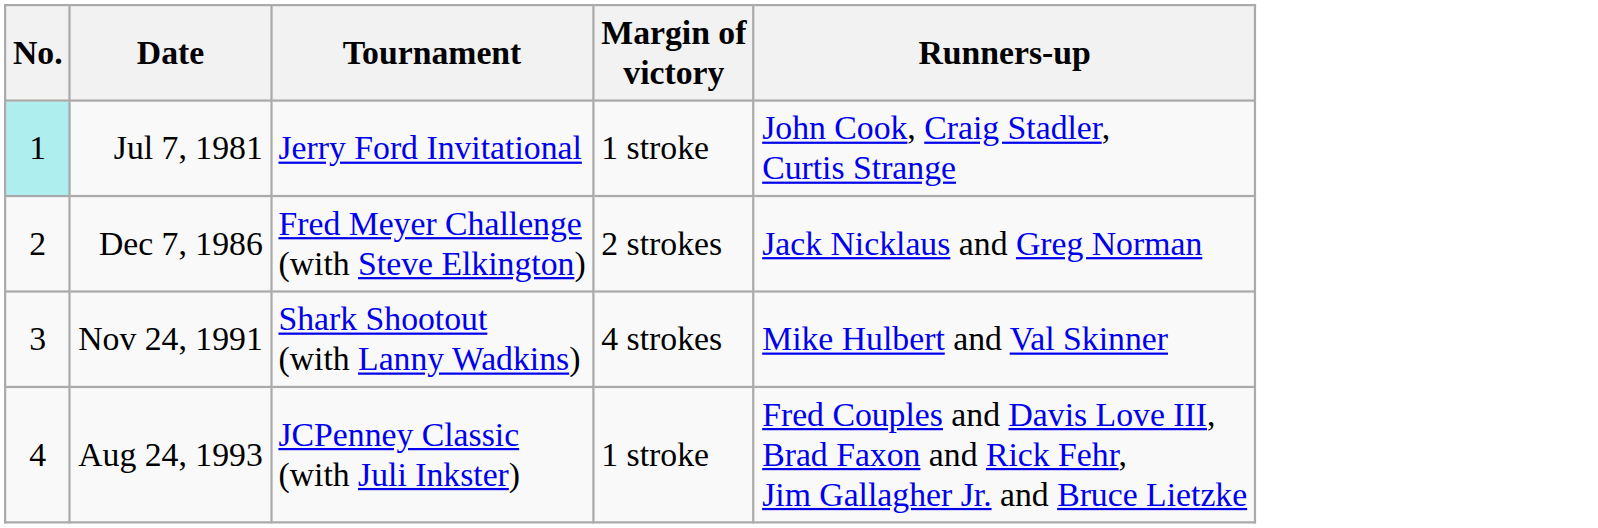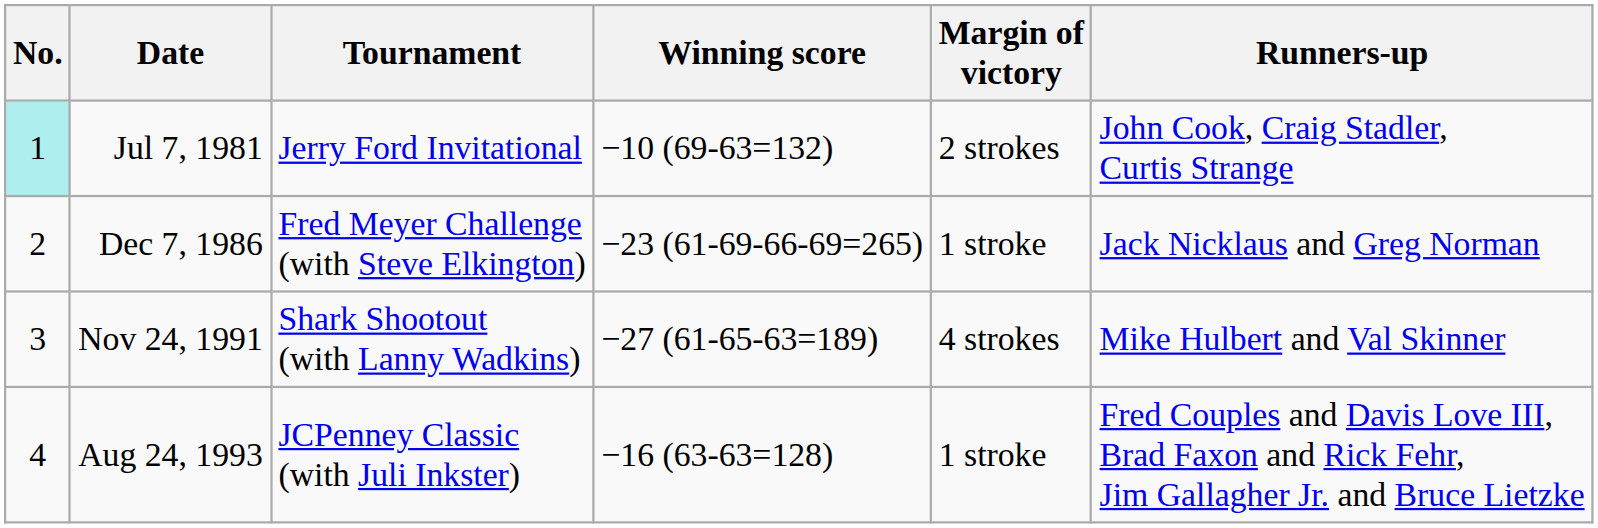+ column: (762, 52)
(655, 148) 1 stroke -> (999, 148) 2 strokes
(662, 243) 2 strokes -> (993, 243) 1 stroke
